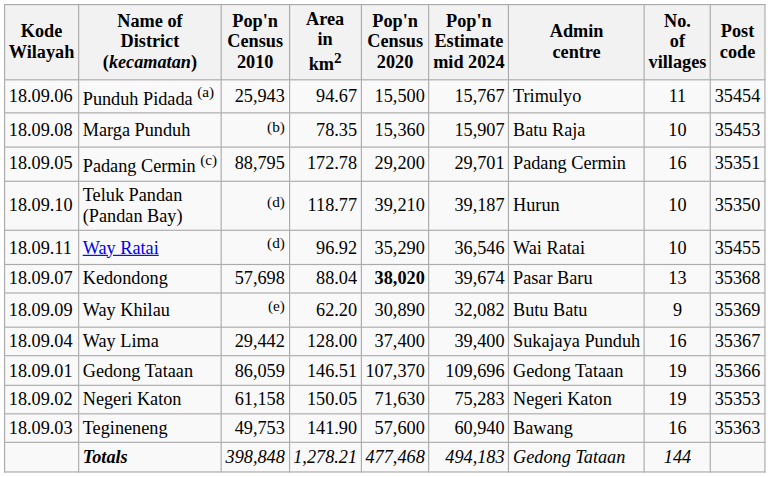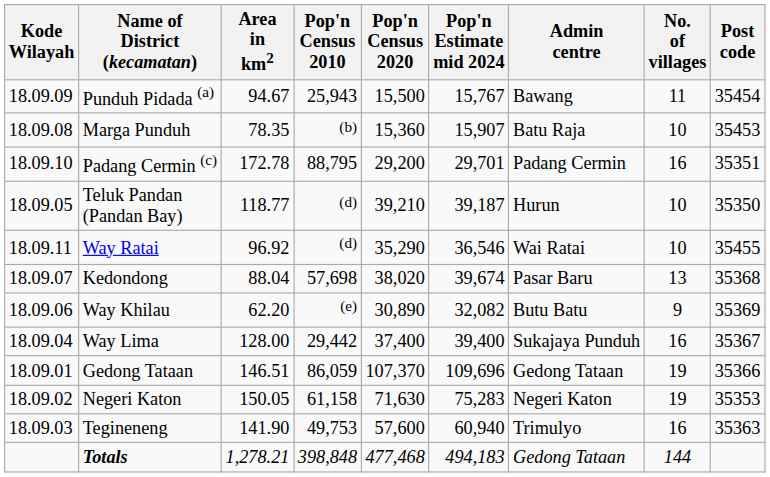columns swapped: (325, 41) <-> (255, 41)
(41, 96) 18.09.06 -> (41, 96) 18.09.09
(547, 96) Trimulyo -> (543, 96) Bawang
(41, 164) 18.09.05 -> (41, 164) 18.09.10
(41, 205) 18.09.10 -> (41, 205) 18.09.05
(400, 278) bold -> (400, 278) normal
(41, 310) 18.09.09 -> (41, 310) 18.09.06
(543, 428) Bawang -> (547, 428) Trimulyo
